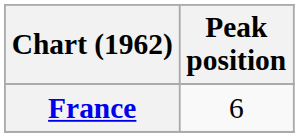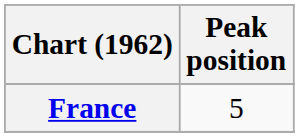(236, 107) 6 -> (236, 107) 5
